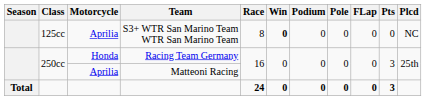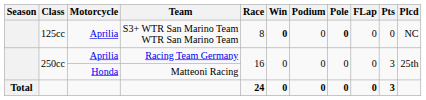(346, 34) normal -> (346, 34) bold
(105, 55) Honda -> (104, 55) Aprilia
(104, 71) Aprilia -> (105, 71) Honda
